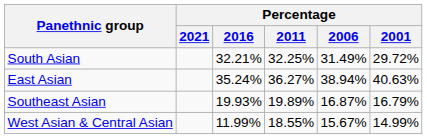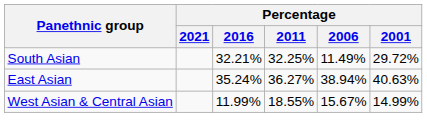(344, 58) 31.49% -> (343, 58) 11.49%
- row: (57, 101)
